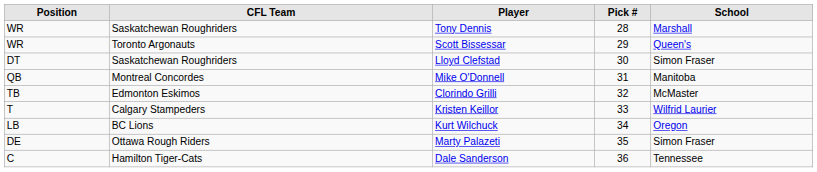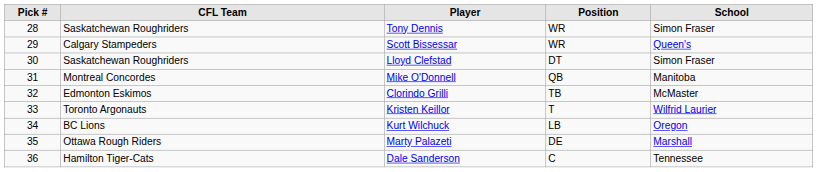columns swapped: (623, 12) <-> (57, 12)
(673, 28) Marshall -> (684, 28) Simon Fraser
(153, 45) Toronto Argonauts -> (110, 45) Calgary Stampeders
(158, 110) Calgary Stampeders -> (105, 110) Toronto Argonauts
(684, 142) Simon Fraser -> (673, 142) Marshall
